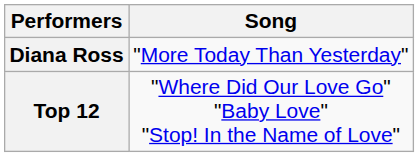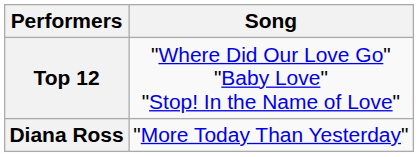rows swapped: (67, 111) <-> (67, 54)
